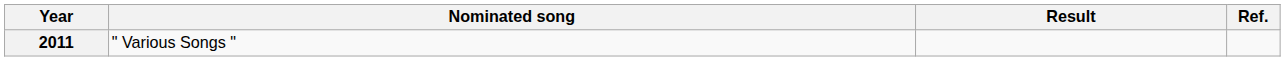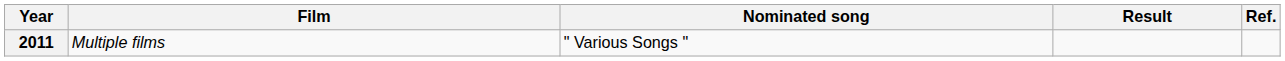+ column: (314, 17)
